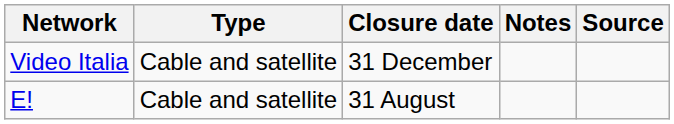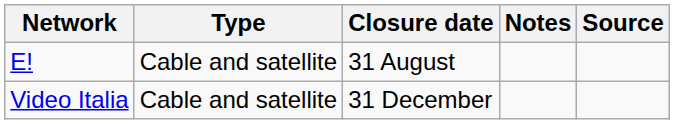rows swapped: (69, 61) <-> (22, 99)
